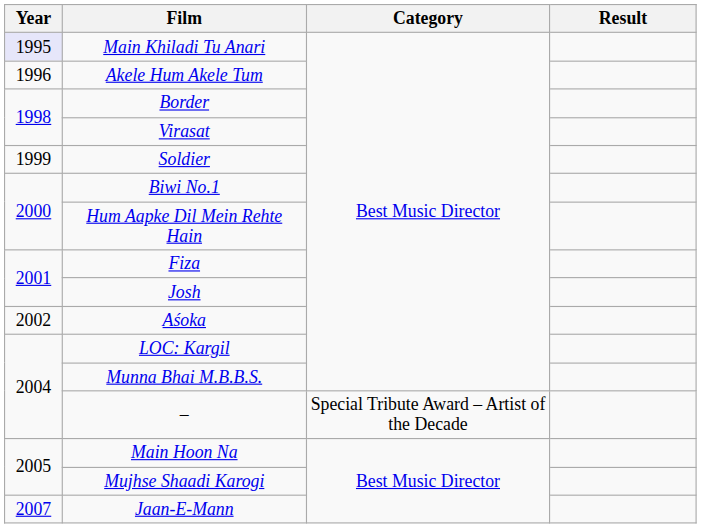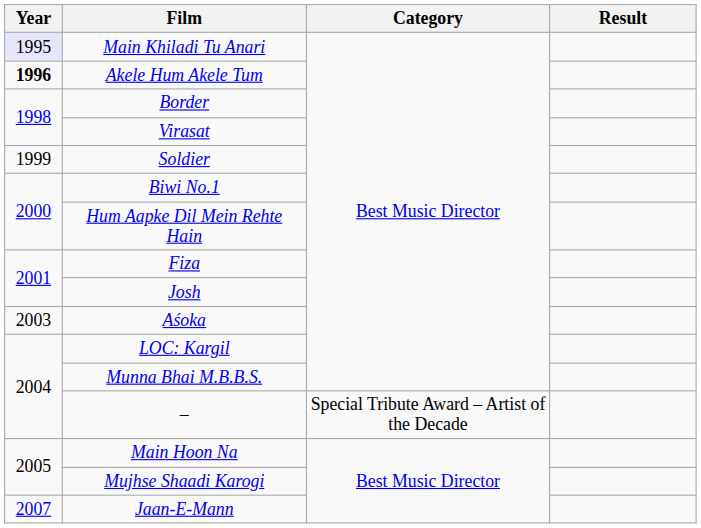(33, 74) normal -> (33, 74) bold
(33, 320) 2002 -> (33, 320) 2003
